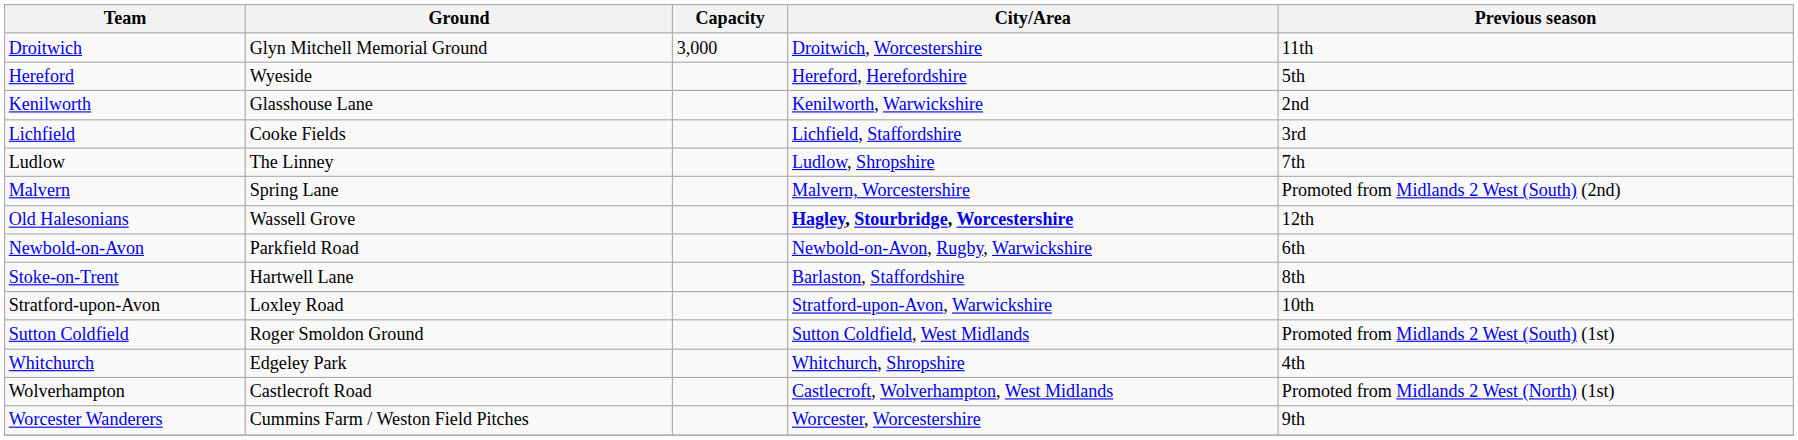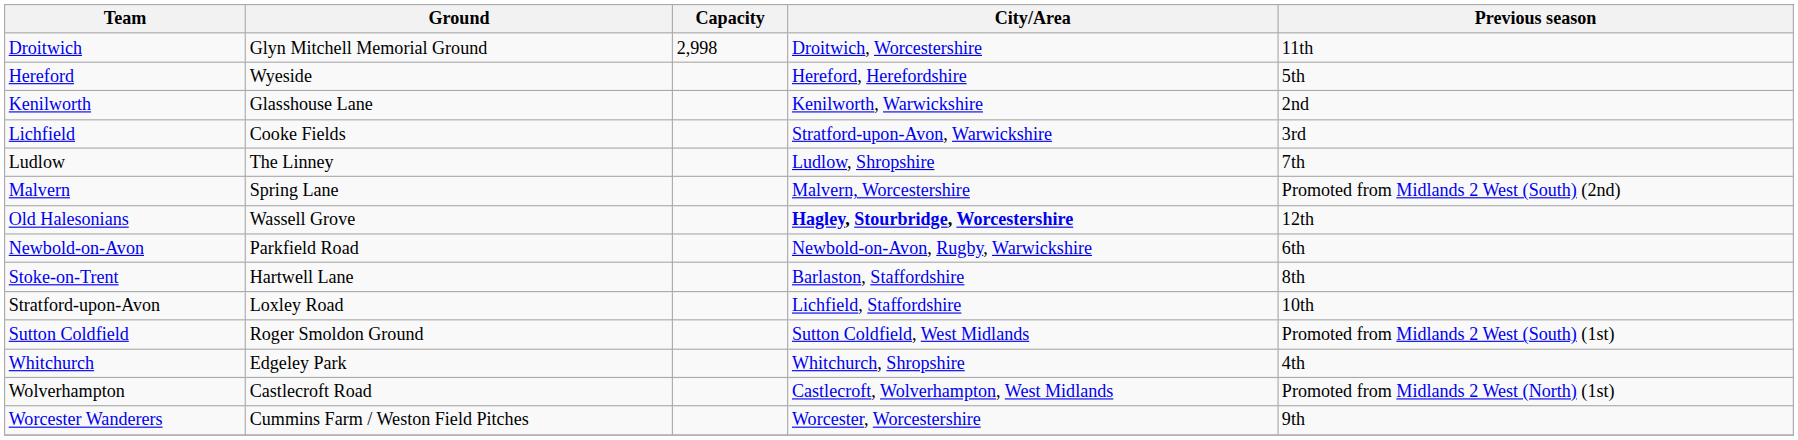(697, 47) 3,000 -> (697, 47) 2,998
(877, 133) Lichfield, Staffordshire -> (922, 133) Stratford-upon-Avon, Warwickshire
(922, 305) Stratford-upon-Avon, Warwickshire -> (877, 305) Lichfield, Staffordshire
